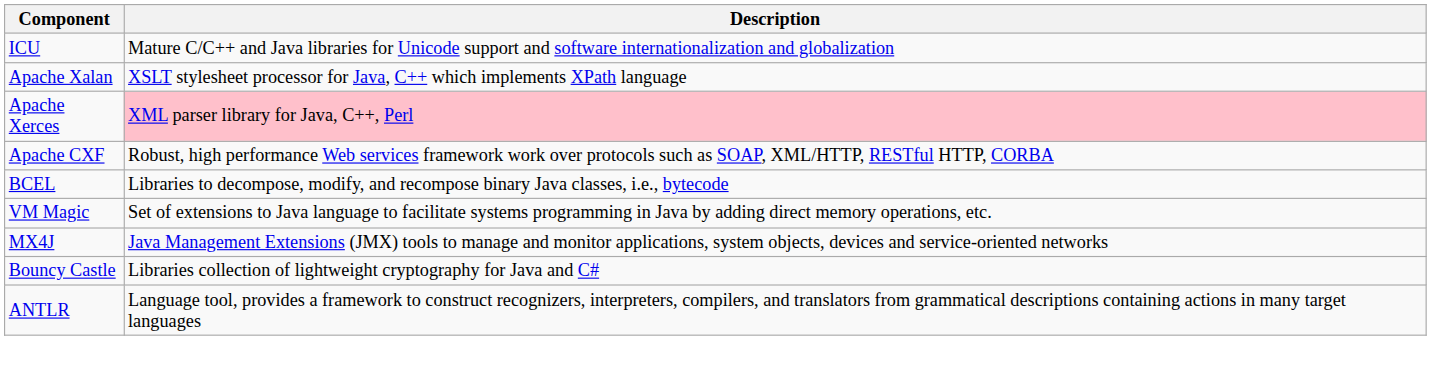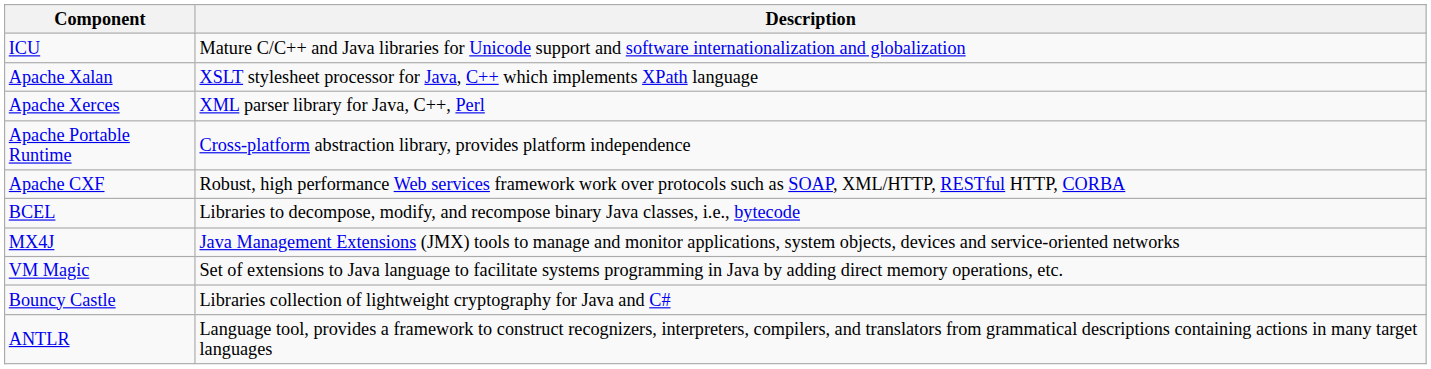(271, 116) pink background -> (342, 105) no background
+ row: (69, 144)
rows swapped: (32, 241) <-> (49, 213)
